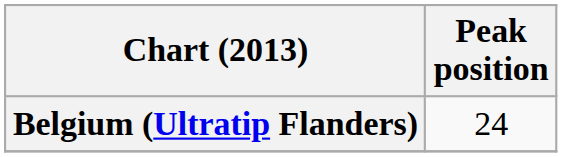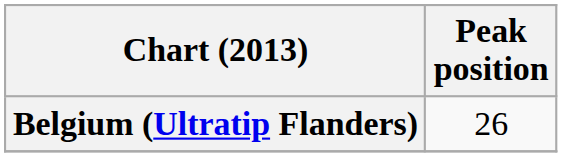(491, 123) 24 -> (491, 123) 26
